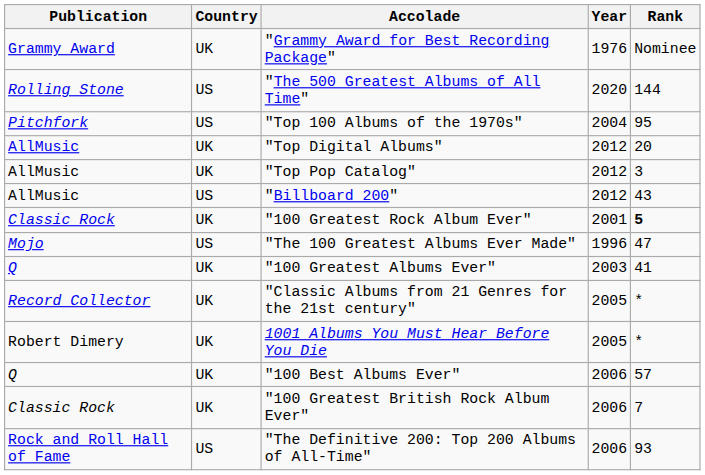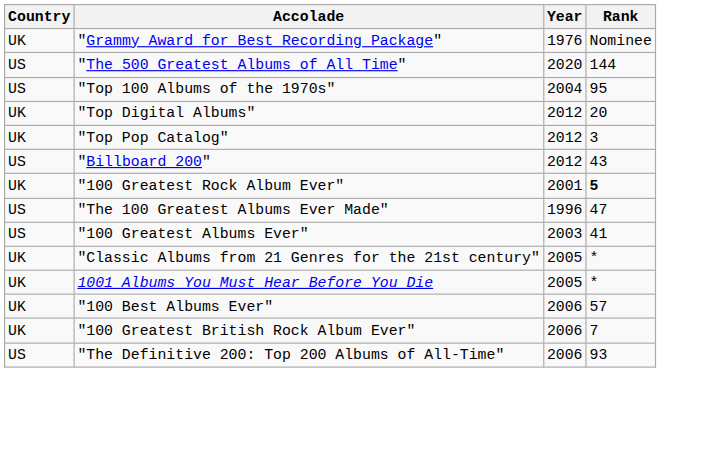- column: (98, 17)
(204, 268) UK -> (17, 234) US
